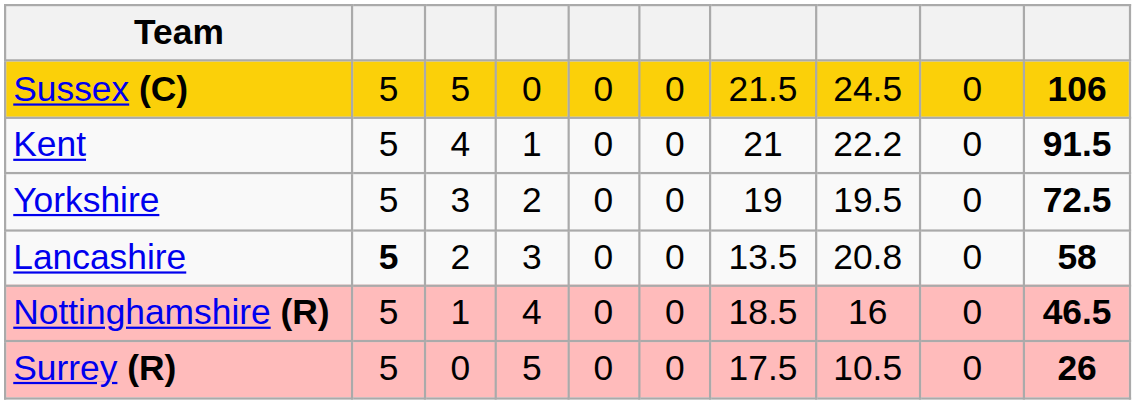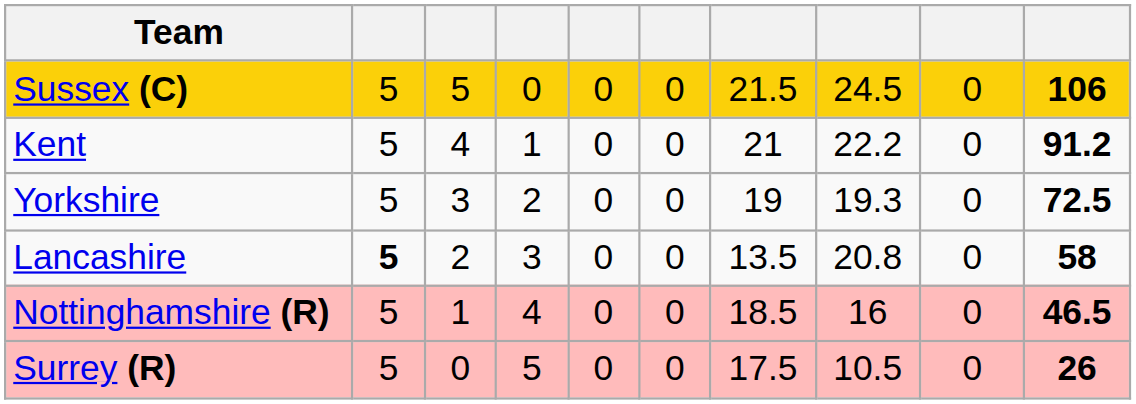(1077, 144) 91.5 -> (1077, 144) 91.2
(868, 200) 19.5 -> (868, 200) 19.3
